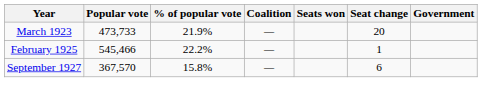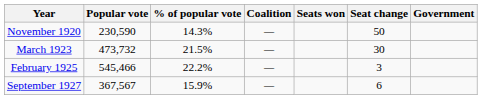+ row: (44, 31)
(117, 31) 473,733 -> (117, 49) 473,732
(197, 31) 21.9% -> (197, 49) 21.5%
(379, 31) 20 -> (379, 49) 30
(379, 49) 1 -> (379, 67) 3
(117, 67) 367,570 -> (117, 85) 367,567
(197, 67) 15.8% -> (197, 85) 15.9%
